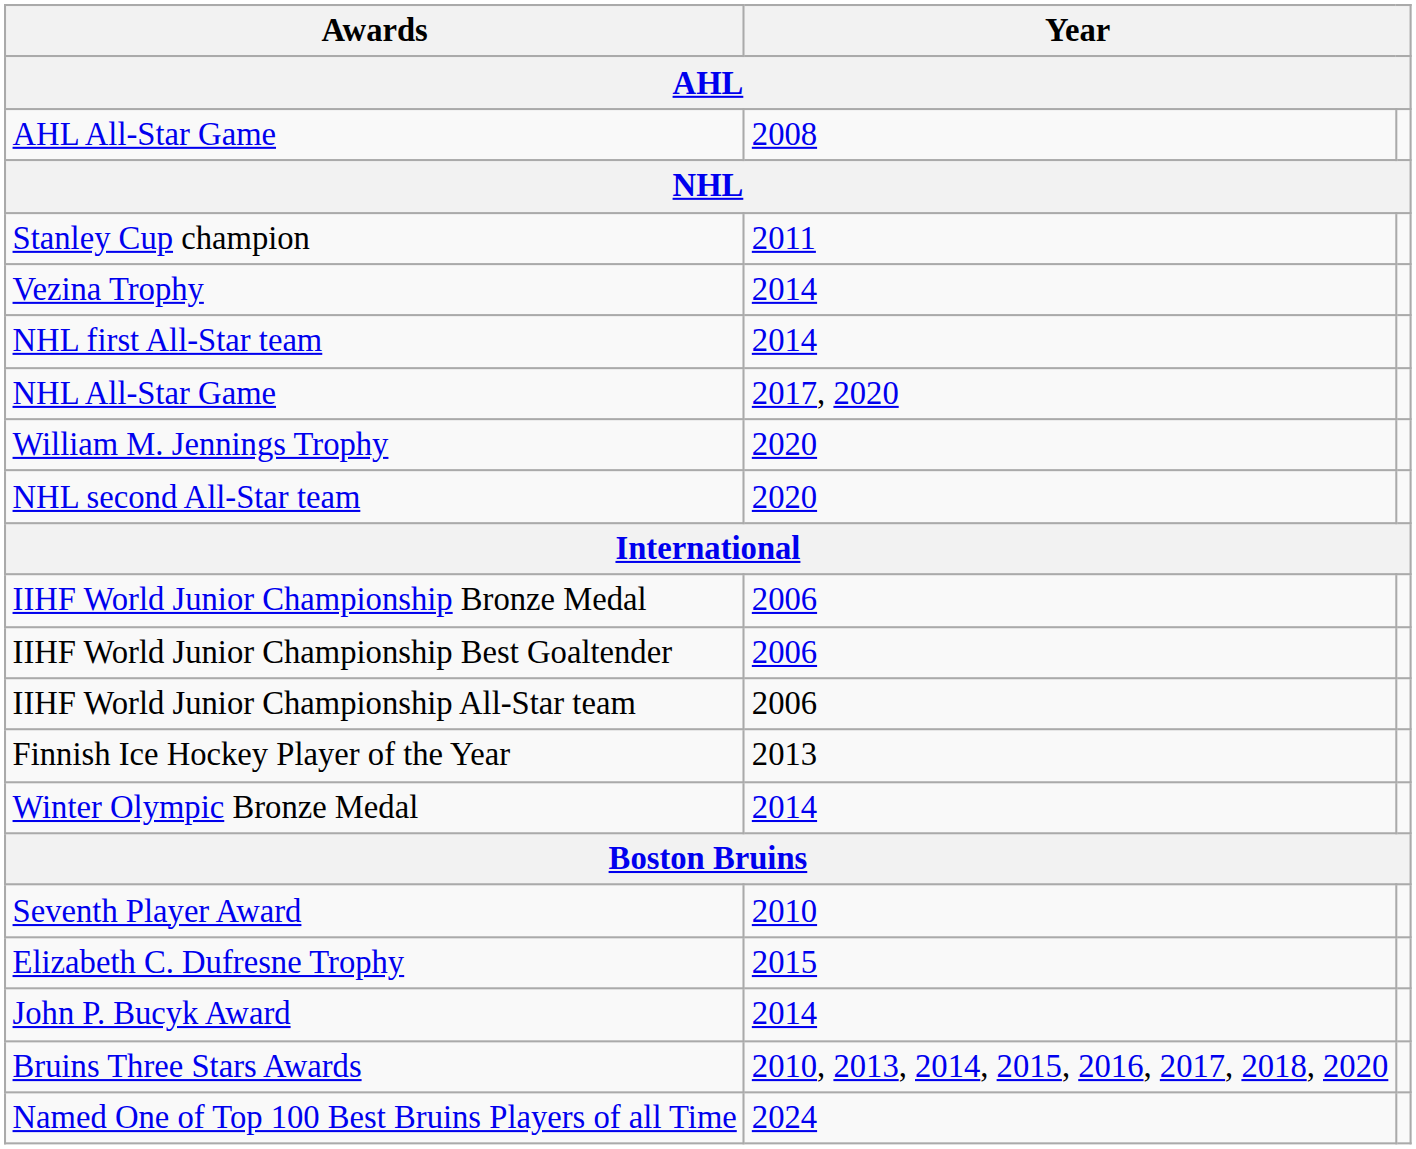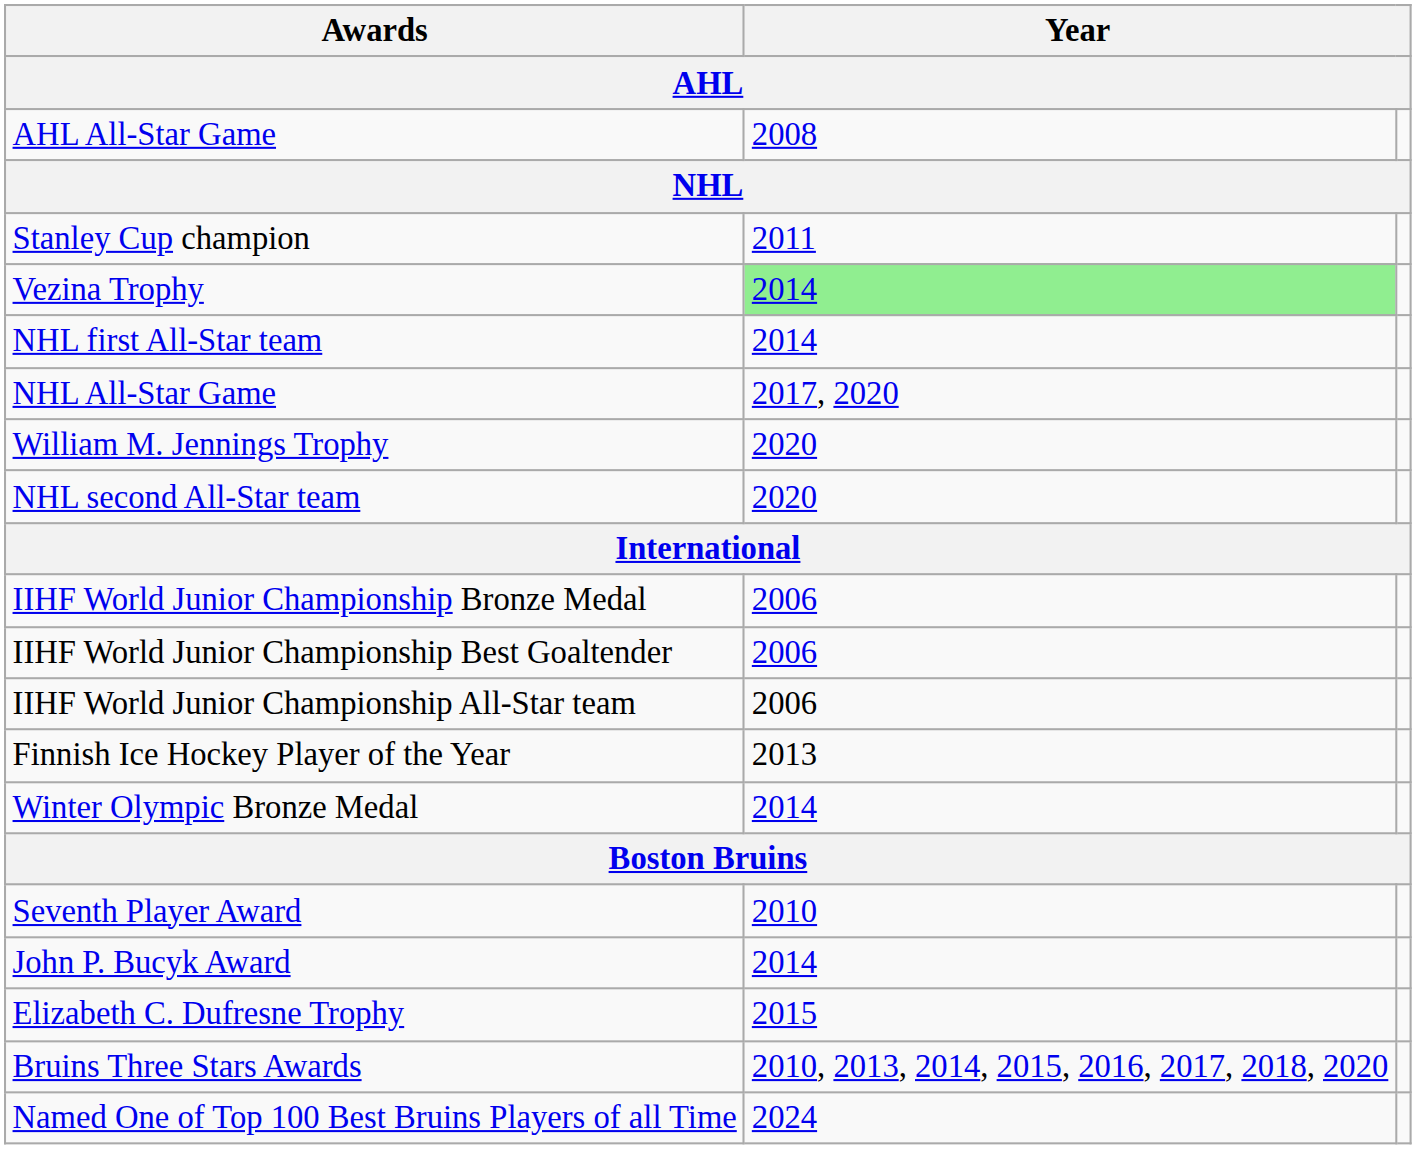(784, 289) no background -> (784, 289) lightgreen background
rows swapped: (152, 1013) <-> (208, 962)
